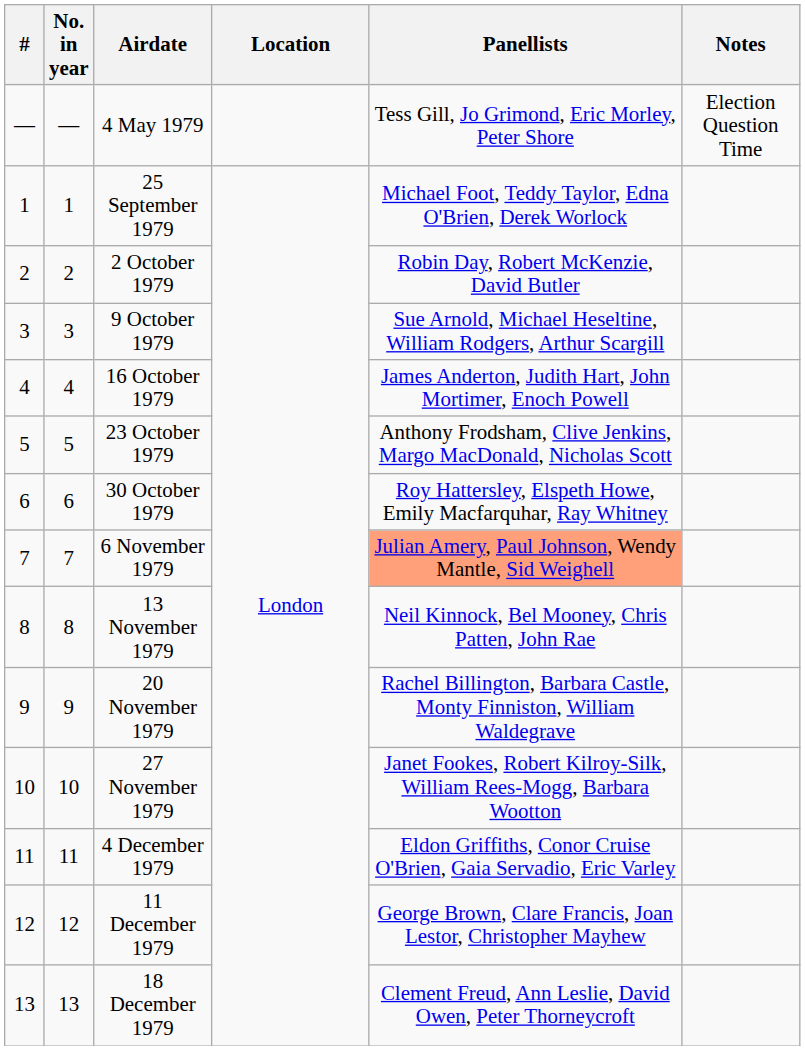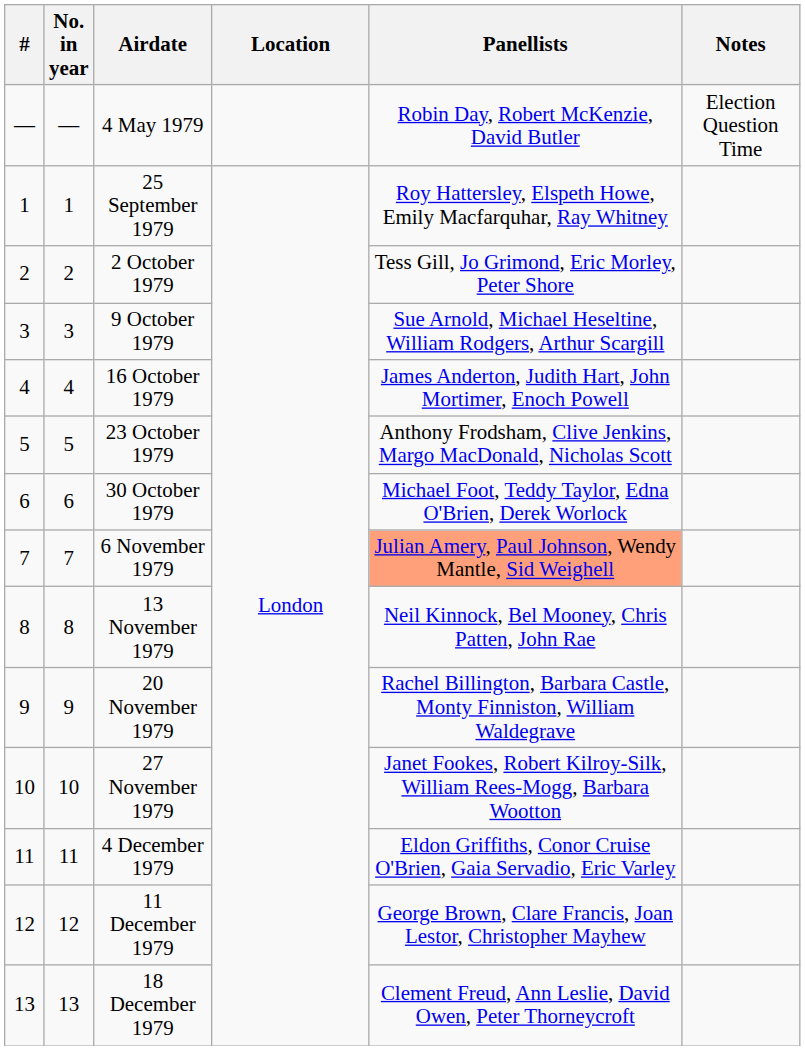(525, 125) Tess Gill, Jo Grimond, Eric Morley, Peter Shore -> (525, 125) Robin Day, Robert McKenzie, David Butler
(525, 205) Michael Foot, Teddy Taylor, Edna O'Brien, Derek Worlock -> (525, 205) Roy Hattersley, Elspeth Howe, Emily Macfarquhar, Ray Whitney
(525, 274) Robin Day, Robert McKenzie, David Butler -> (525, 274) Tess Gill, Jo Grimond, Eric Morley, Peter Shore
(525, 501) Roy Hattersley, Elspeth Howe, Emily Macfarquhar, Ray Whitney -> (525, 501) Michael Foot, Teddy Taylor, Edna O'Brien, Derek Worlock
